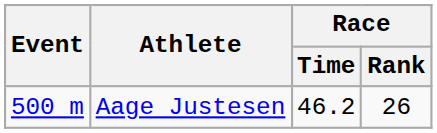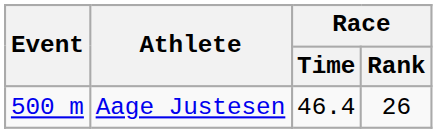(326, 107) 46.2 -> (326, 107) 46.4
